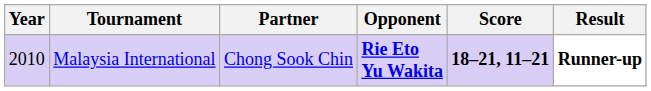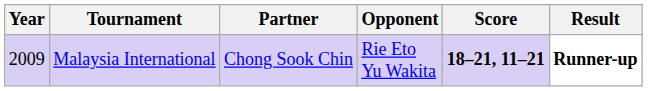(27, 60) 2010 -> (27, 60) 2009
(402, 60) bold -> (399, 60) normal
